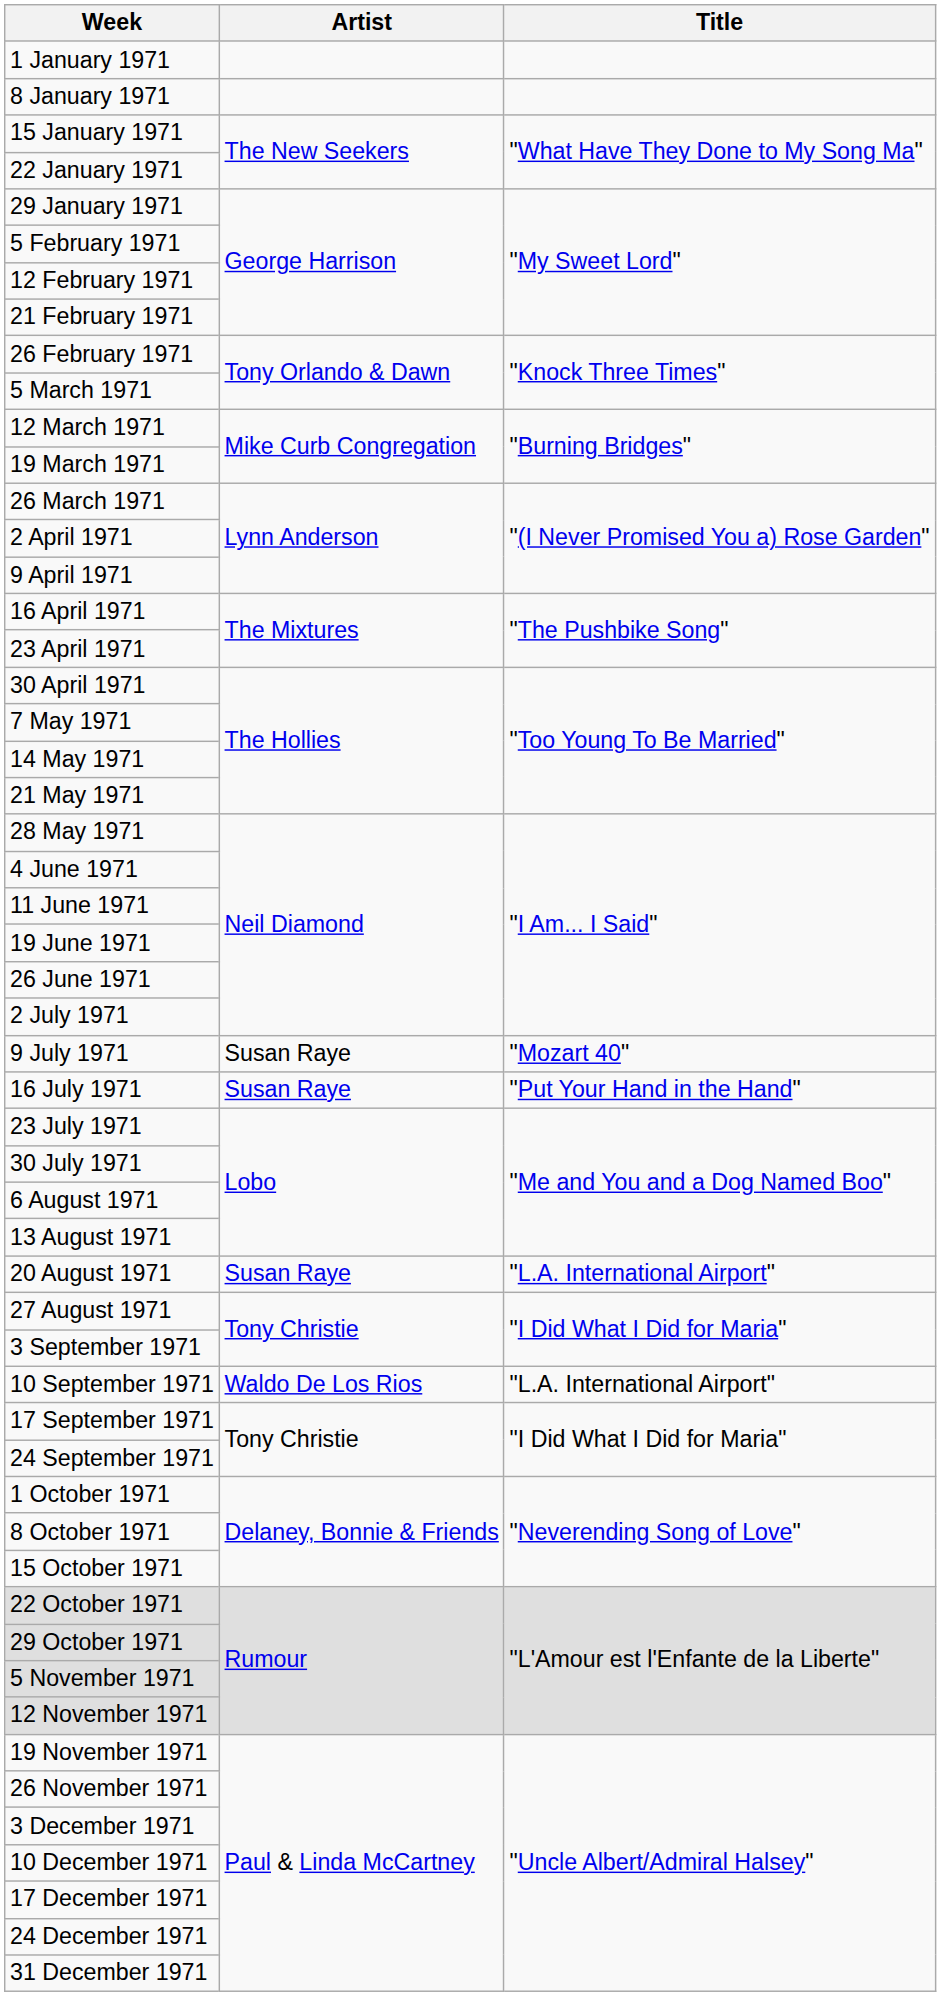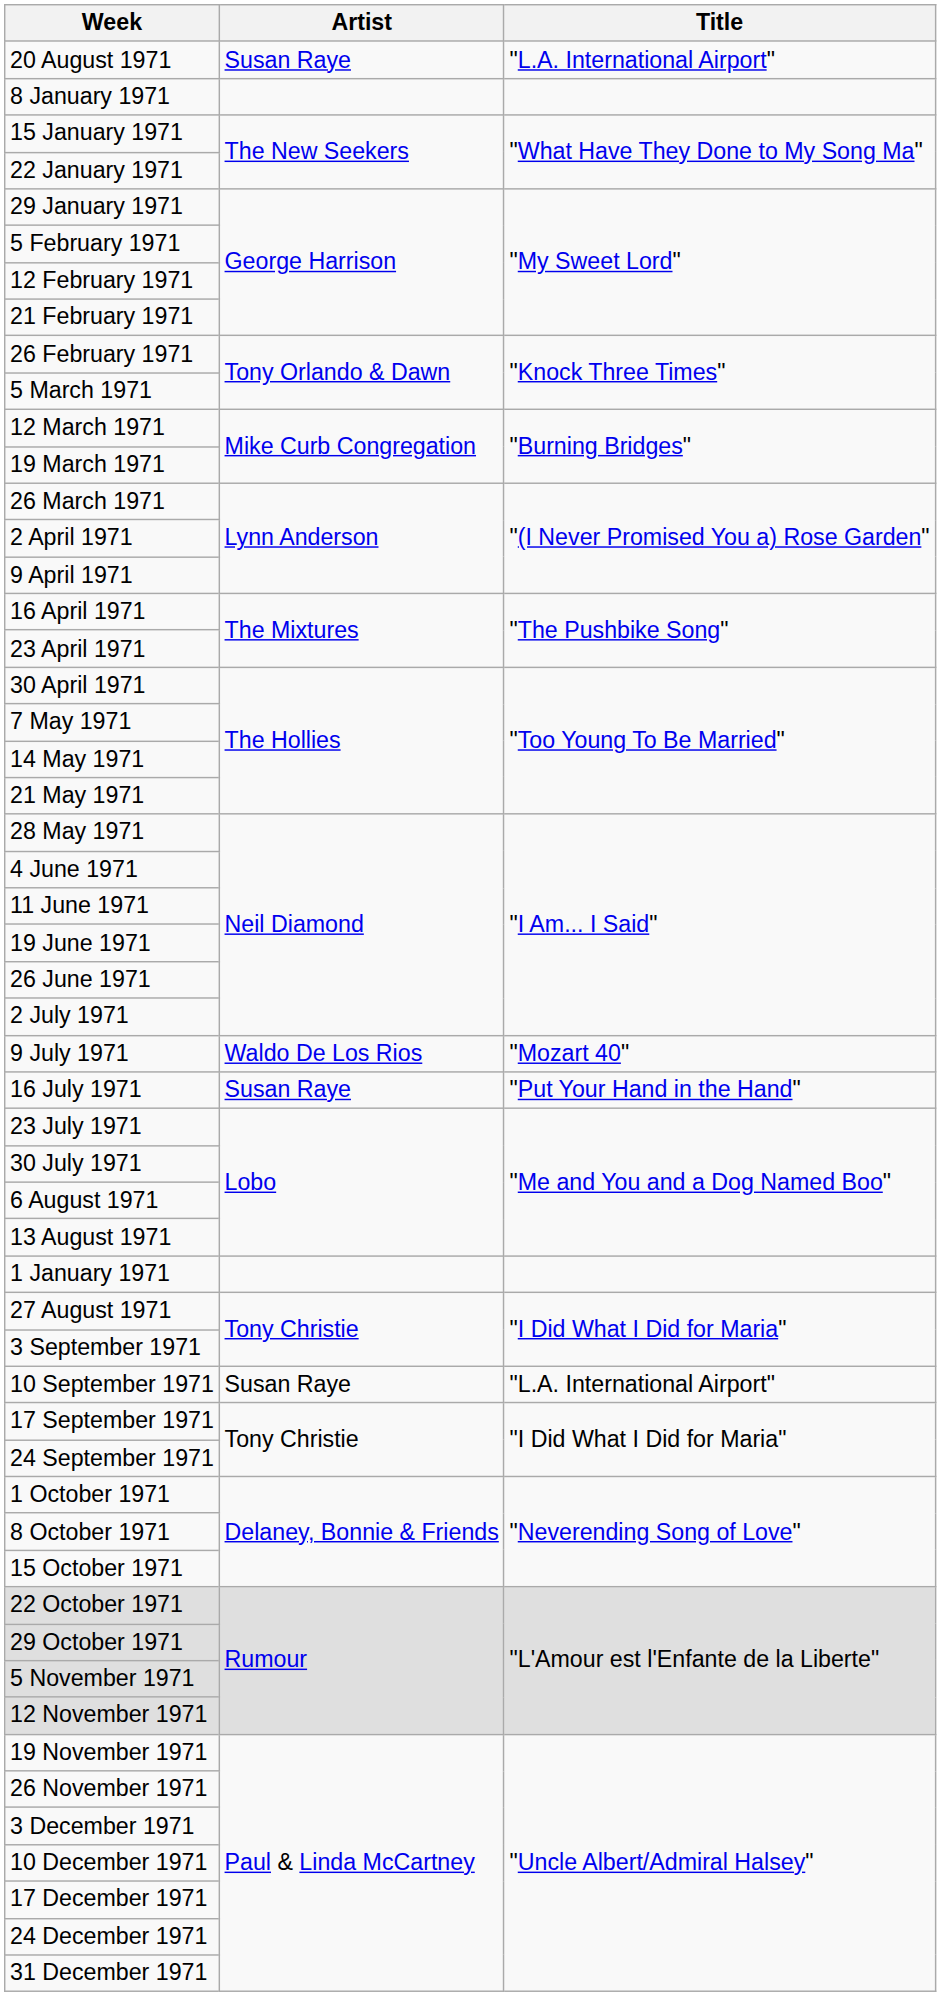rows swapped: (90, 59) <-> (91, 1273)
(288, 1053) Susan Raye -> (323, 1053) Waldo De Los Rios
(323, 1384) Waldo De Los Rios -> (288, 1384) Susan Raye
